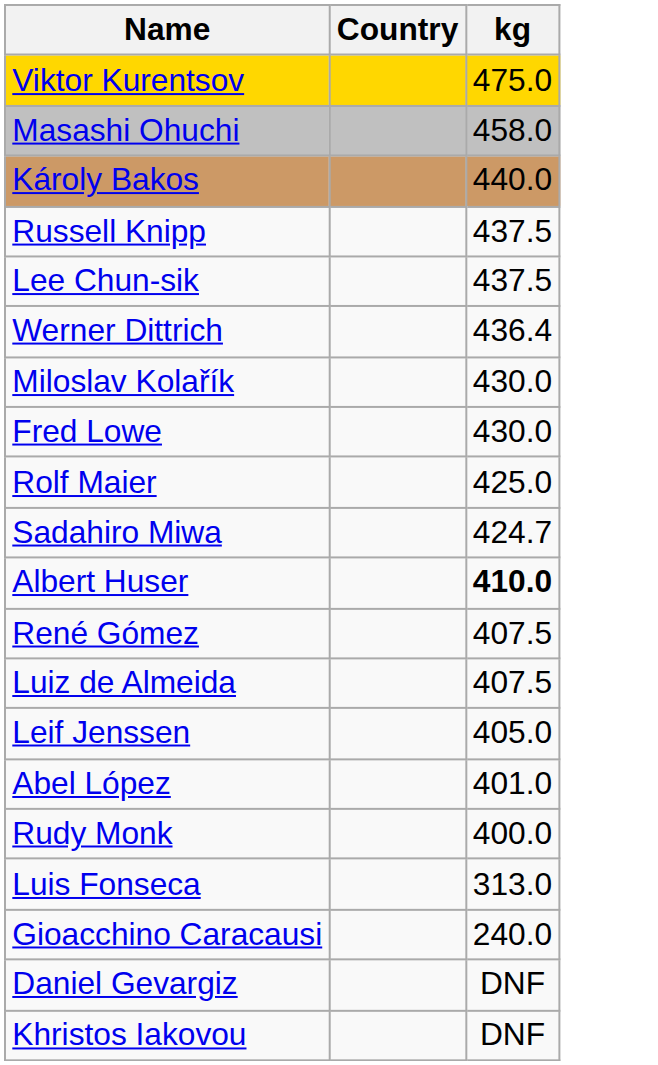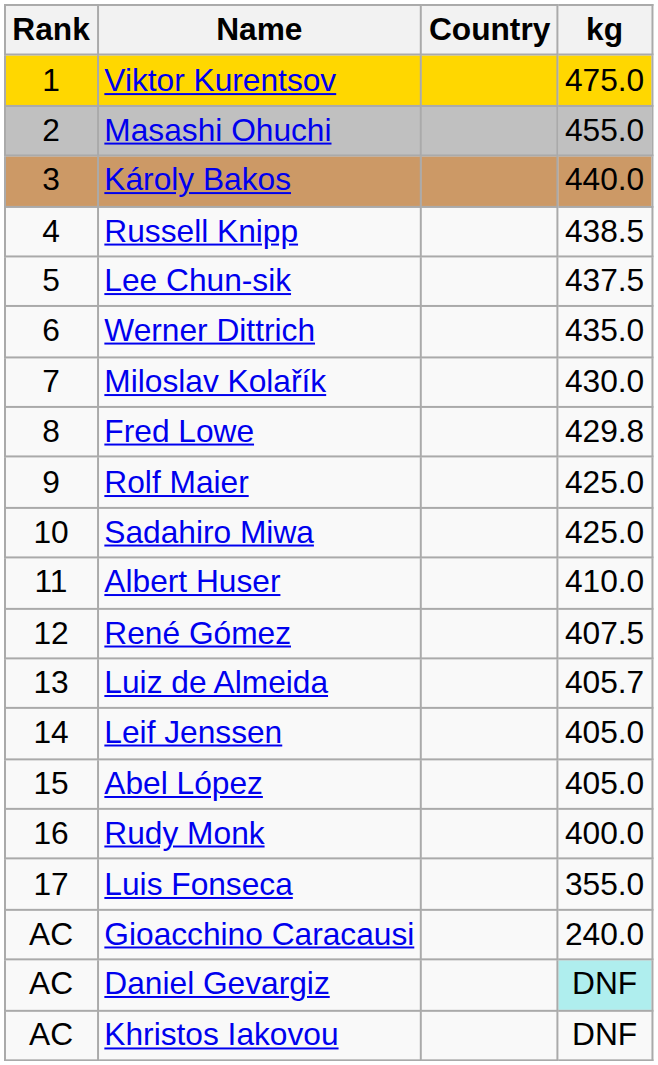+ column: (51, 29)
(513, 130) 458.0 -> (605, 130) 455.0
(513, 230) 437.5 -> (605, 230) 438.5
(513, 331) 436.4 -> (605, 331) 435.0
(513, 431) 430.0 -> (605, 431) 429.8
(513, 532) 424.7 -> (605, 532) 425.0
(513, 582) bold -> (605, 582) normal
(513, 682) 407.5 -> (605, 682) 405.7
(513, 783) 401.0 -> (605, 783) 405.0
(513, 883) 313.0 -> (605, 883) 355.0
(513, 984) no background -> (605, 984) paleturquoise background
